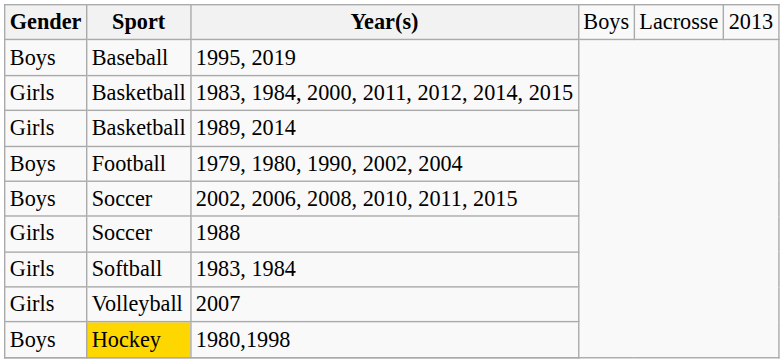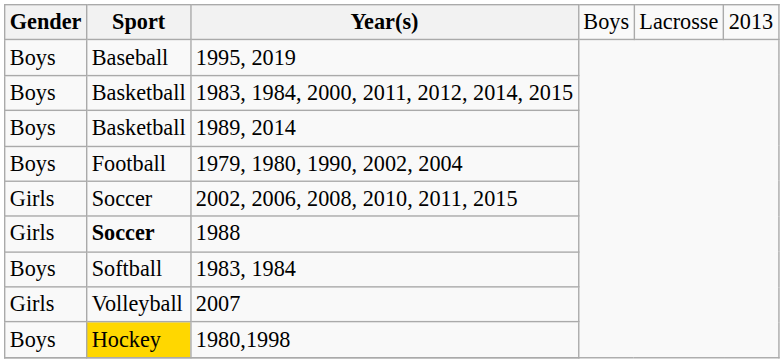(32, 92) Girls -> (33, 92) Boys
(32, 127) Girls -> (33, 127) Boys
(33, 198) Boys -> (32, 198) Girls
(122, 233) normal -> (123, 233) bold
(32, 269) Girls -> (33, 269) Boys
